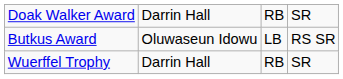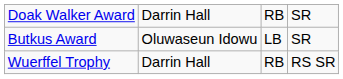(313, 39) RS SR -> (301, 39) SR
(301, 62) SR -> (313, 62) RS SR
